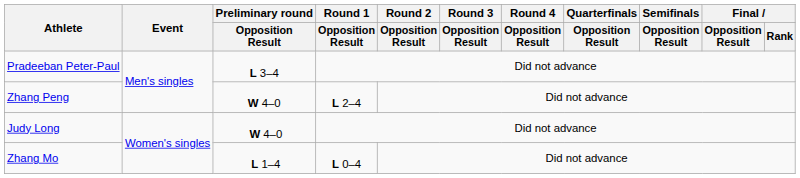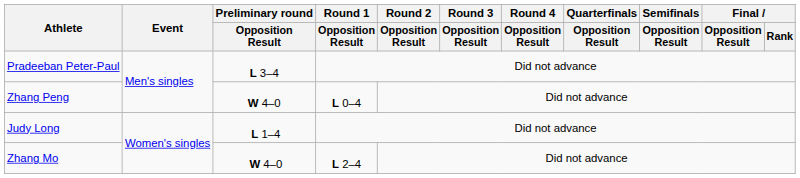(347, 104) L 2–4 -> (347, 104) L 0–4
(264, 134) W 4–0 -> (264, 134) L 1–4
(264, 165) L 1–4 -> (264, 165) W 4–0
(347, 165) L 0–4 -> (347, 165) L 2–4
